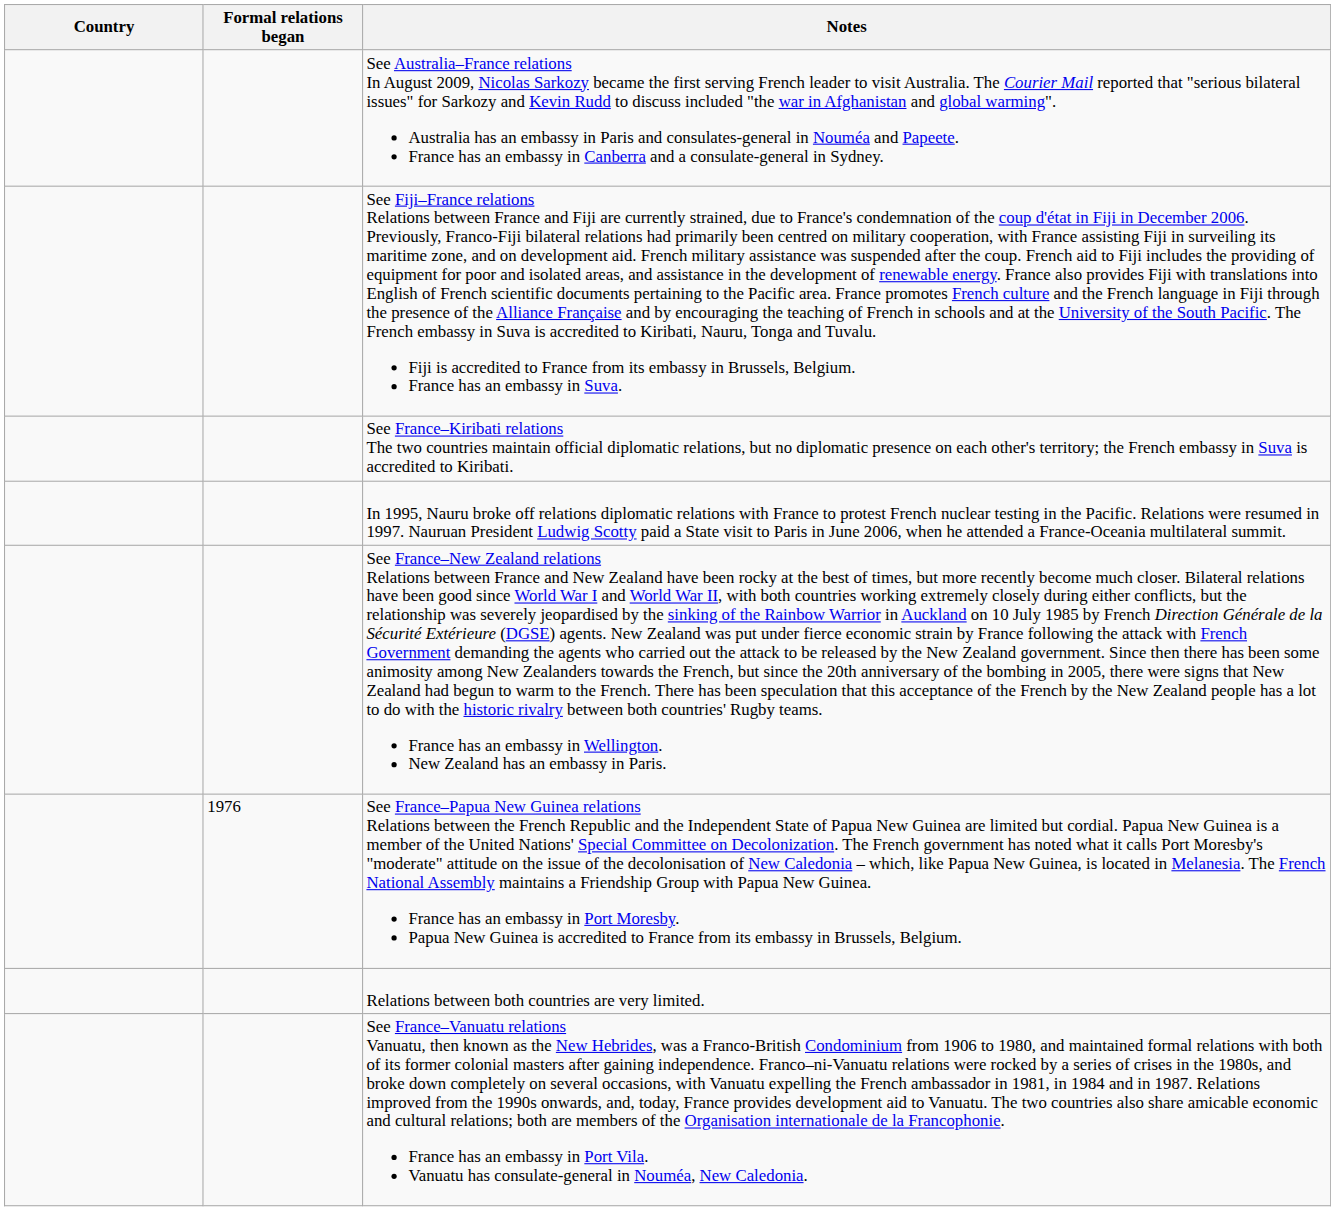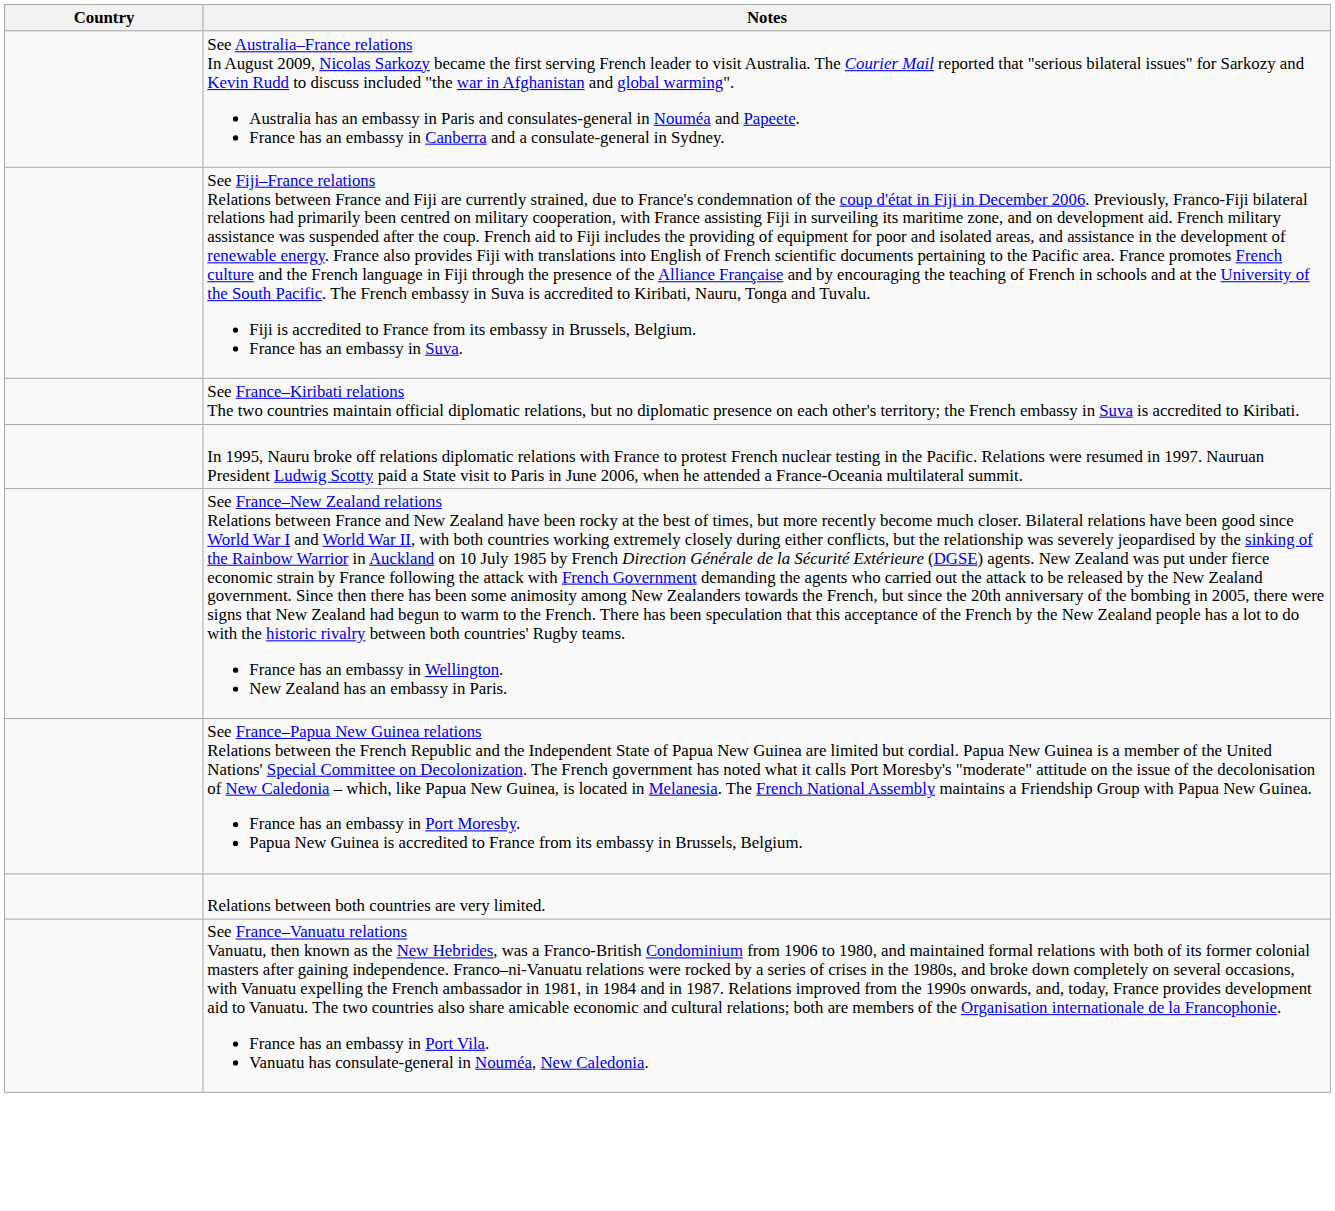- column: (283, 27)
